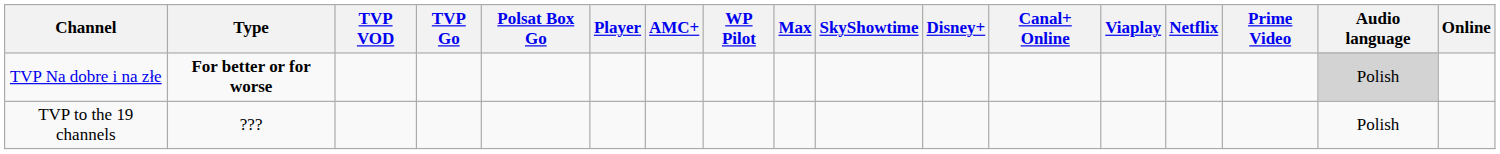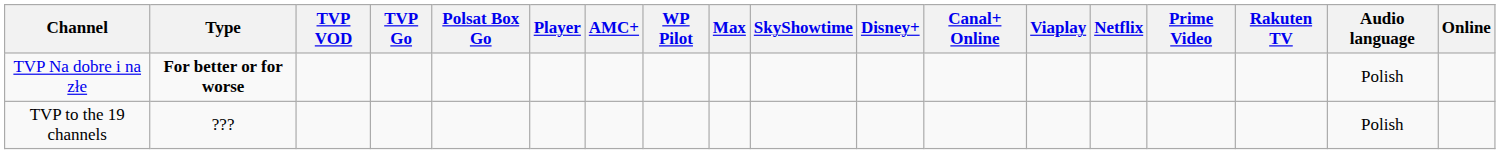+ column: (1281, 28)
(1378, 77) lightgrey background -> (1382, 77) no background
